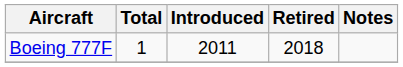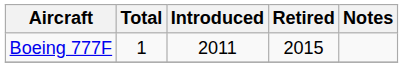(304, 47) 2018 -> (304, 47) 2015
